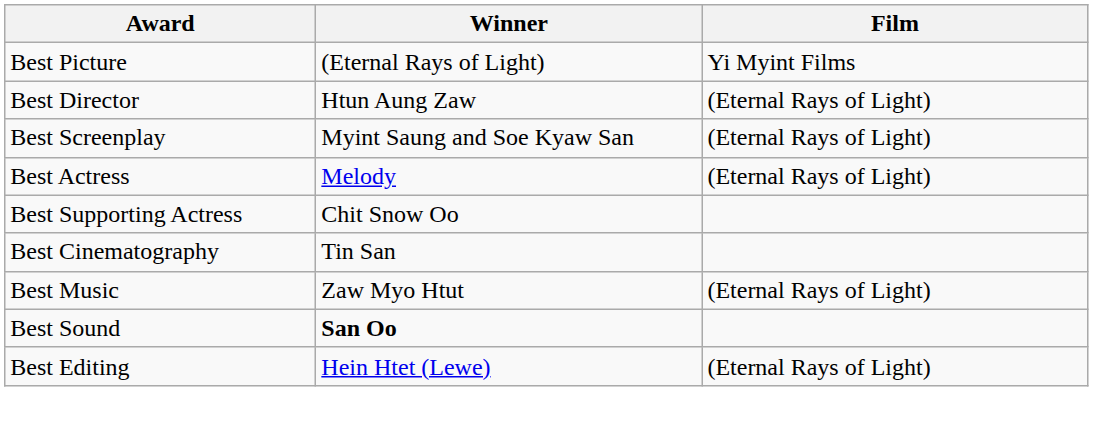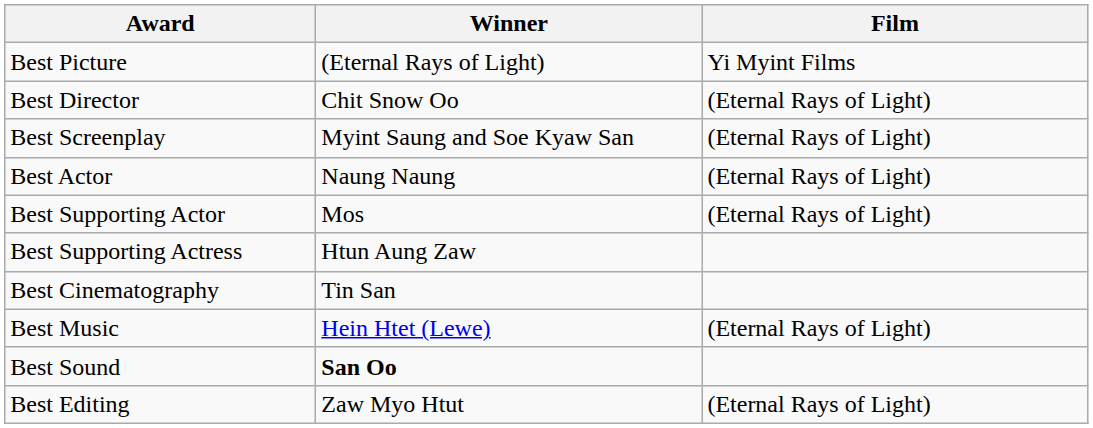(399, 99) Htun Aung Zaw -> (390, 99) Chit Snow Oo
+ row: (61, 175)
- row: (70, 175)
+ row: (118, 213)
(390, 213) Chit Snow Oo -> (399, 251) Htun Aung Zaw
(393, 289) Zaw Myo Htut -> (406, 328) Hein Htet (Lewe)
(406, 366) Hein Htet (Lewe) -> (393, 404) Zaw Myo Htut
